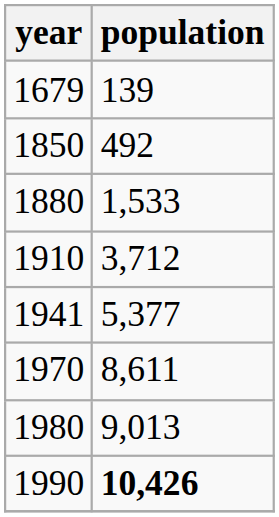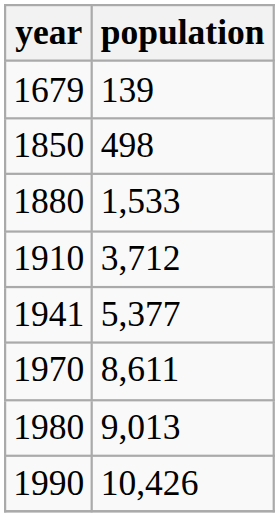(127, 145) 492 -> (127, 145) 498
(150, 483) bold -> (150, 483) normal
